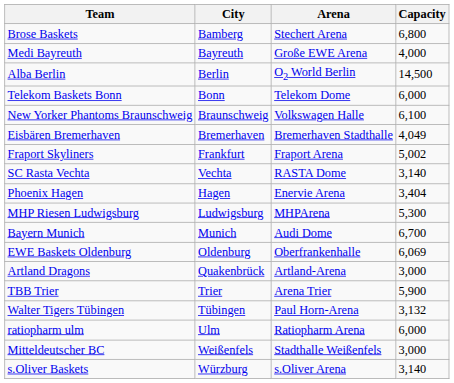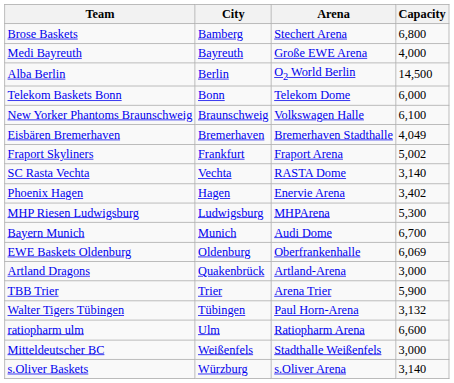(412, 193) 3,404 -> (412, 193) 3,402
(412, 330) 6,000 -> (412, 330) 6,600
